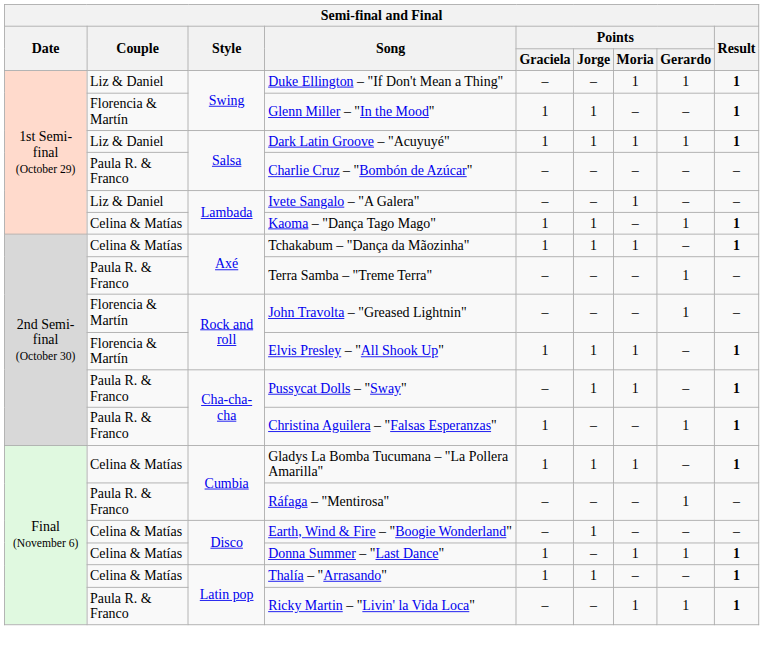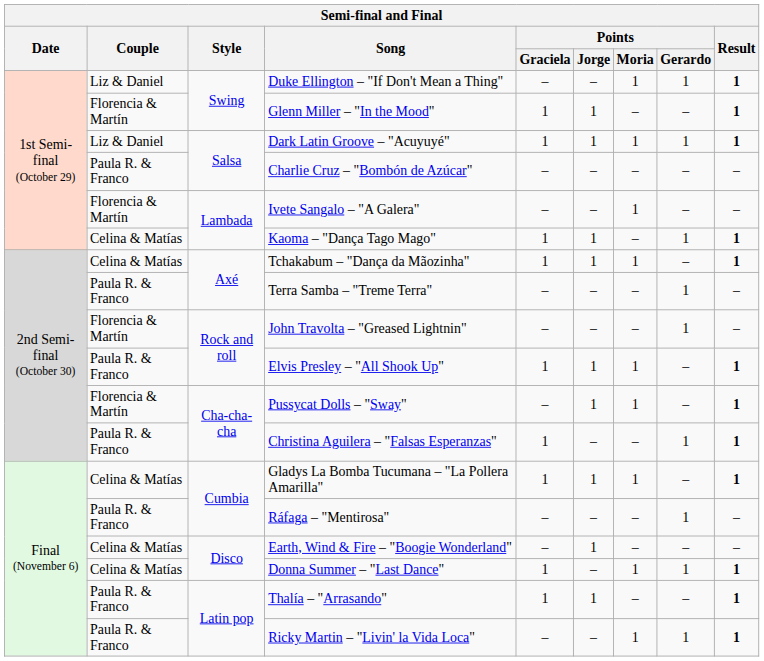(127, 201) Liz & Daniel -> (123, 209) Florencia & Martín
(123, 350) Florencia & Martín -> (121, 366) Paula R. & Franco
(121, 388) Paula R. & Franco -> (123, 404) Florencia & Martín
(136, 575) Celina & Matías -> (121, 599) Paula R. & Franco
